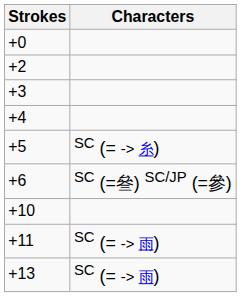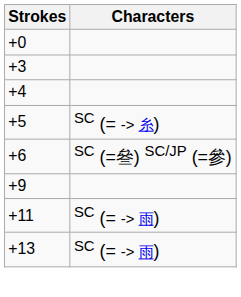- row: (17, 67)
+ row: (17, 186)
- row: (22, 211)
